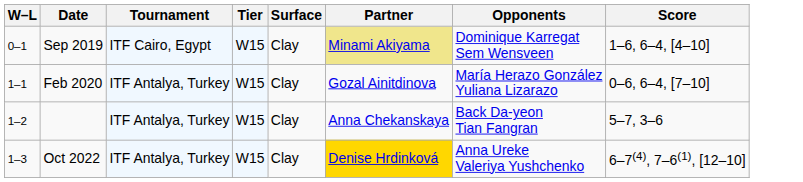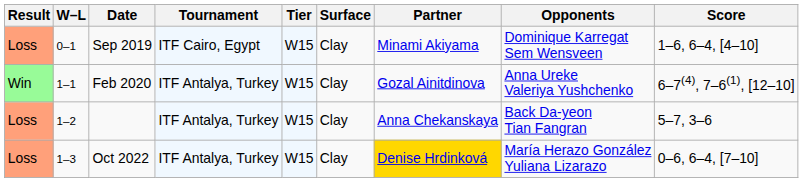+ column: (29, 15)
(379, 45) khaki background -> (428, 45) no background
(529, 83) María Herazo González Yuliana Lizarazo -> (569, 83) Anna Ureke Valeriya Yushchenko
(659, 83) 0–6, 6–4, [7–10] -> (726, 83) 6–7(4), 7–6(1), [12–10]
(520, 158) Anna Ureke Valeriya Yushchenko -> (578, 158) María Herazo González Yuliana Lizarazo
(677, 158) 6–7(4), 7–6(1), [12–10] -> (708, 158) 0–6, 6–4, [7–10]
